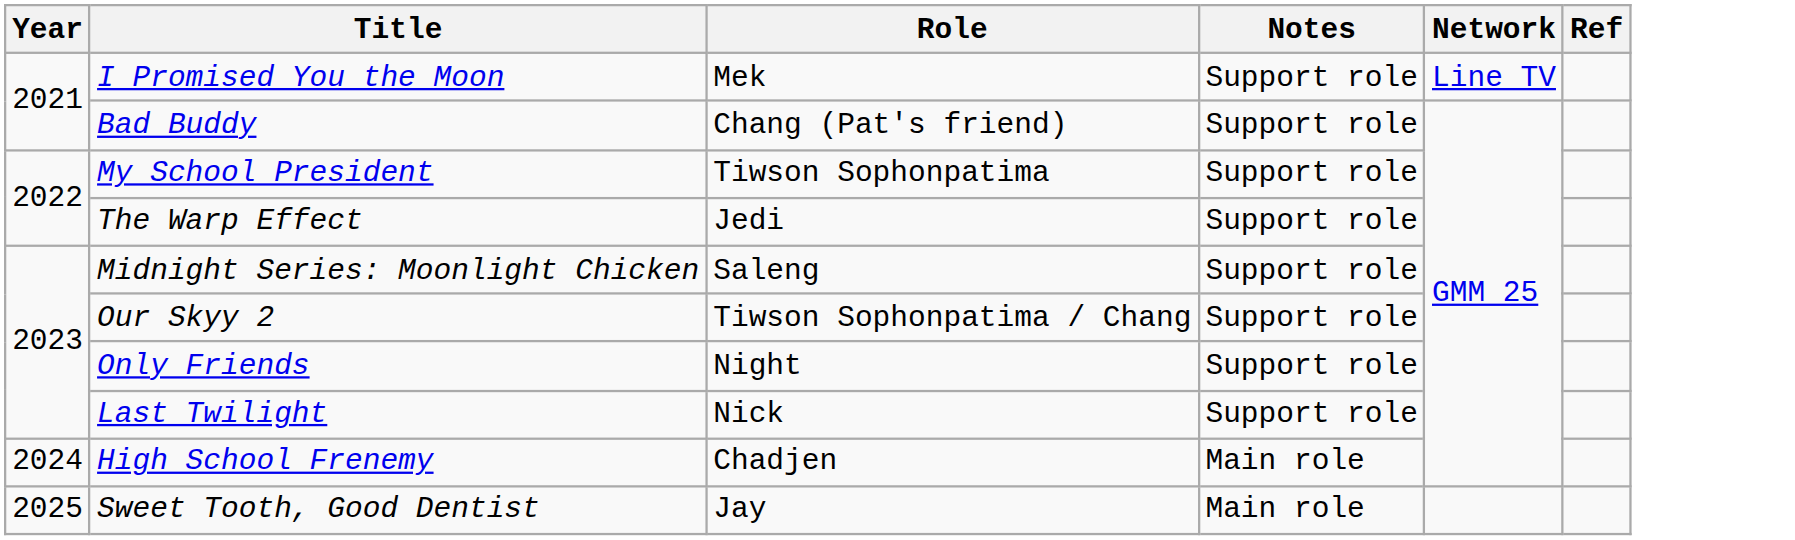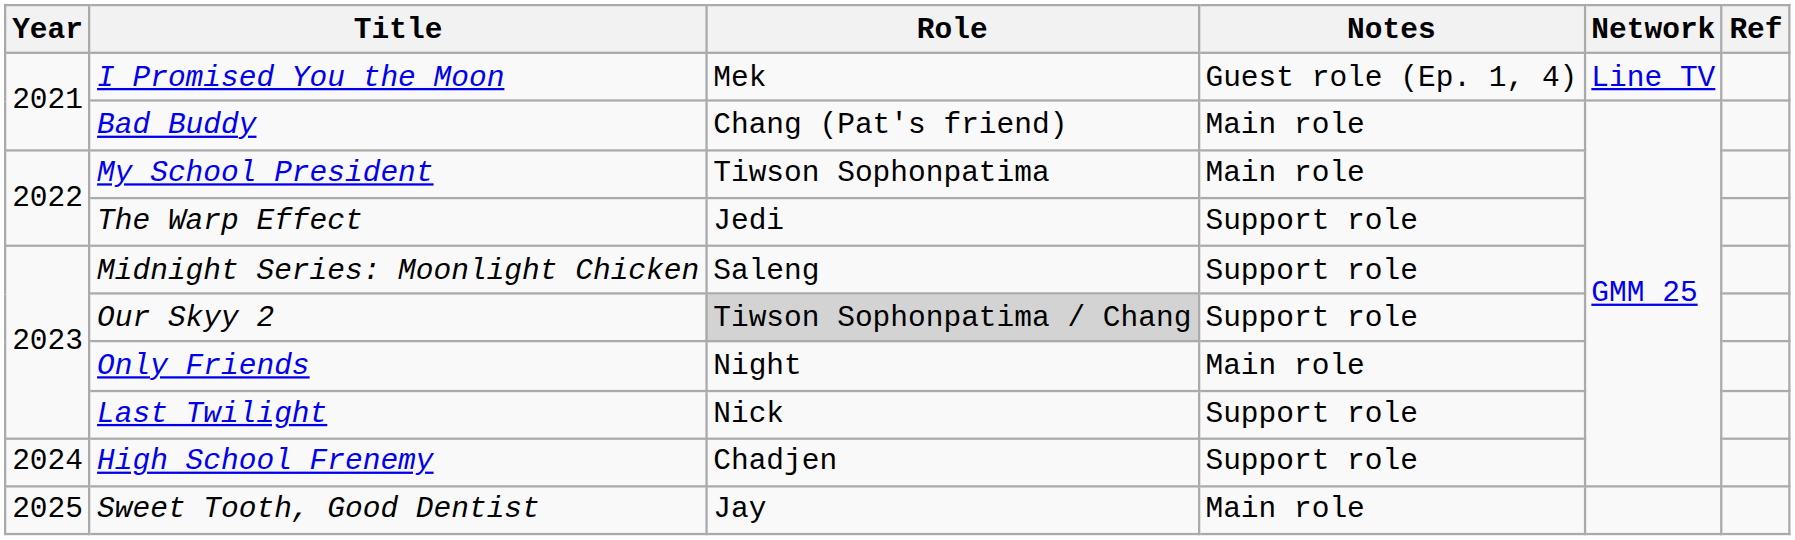(1312, 77) Support role -> (1391, 77) Guest role (Ep. 1, 4)
(1312, 125) Support role -> (1285, 125) Main role
(1312, 173) Support role -> (1285, 173) Main role
(952, 318) no background -> (952, 318) lightgrey background
(1312, 366) Support role -> (1285, 366) Main role
(1285, 462) Main role -> (1312, 462) Support role
